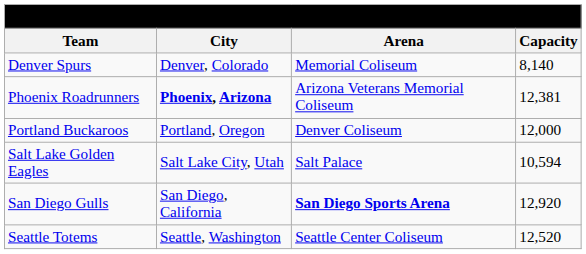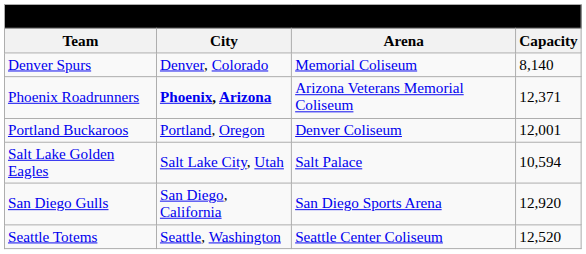(540, 97) 12,381 -> (540, 97) 12,371
(540, 130) 12,000 -> (540, 130) 12,001
(372, 203) bold -> (368, 203) normal
